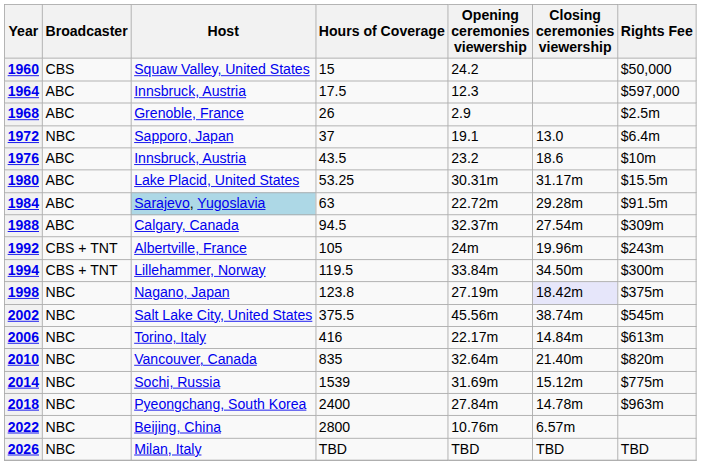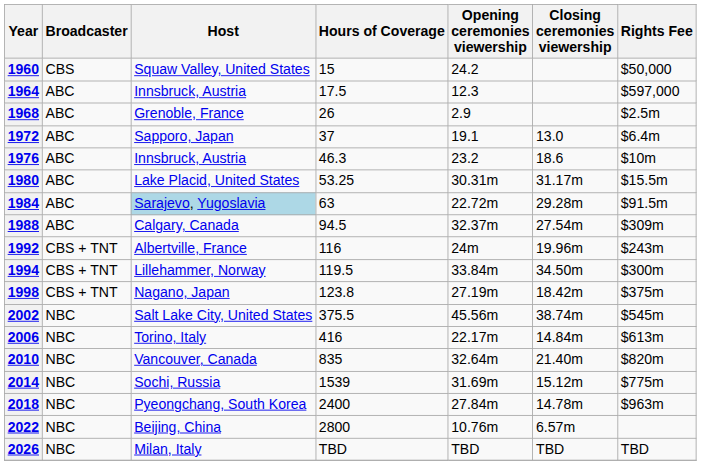(60, 136) NBC -> (60, 136) ABC
(333, 158) 43.5 -> (333, 158) 46.3
(331, 248) 105 -> (330, 248) 116
(60, 292) NBC -> (82, 292) CBS + TNT
(560, 292) lavender background -> (560, 292) no background
